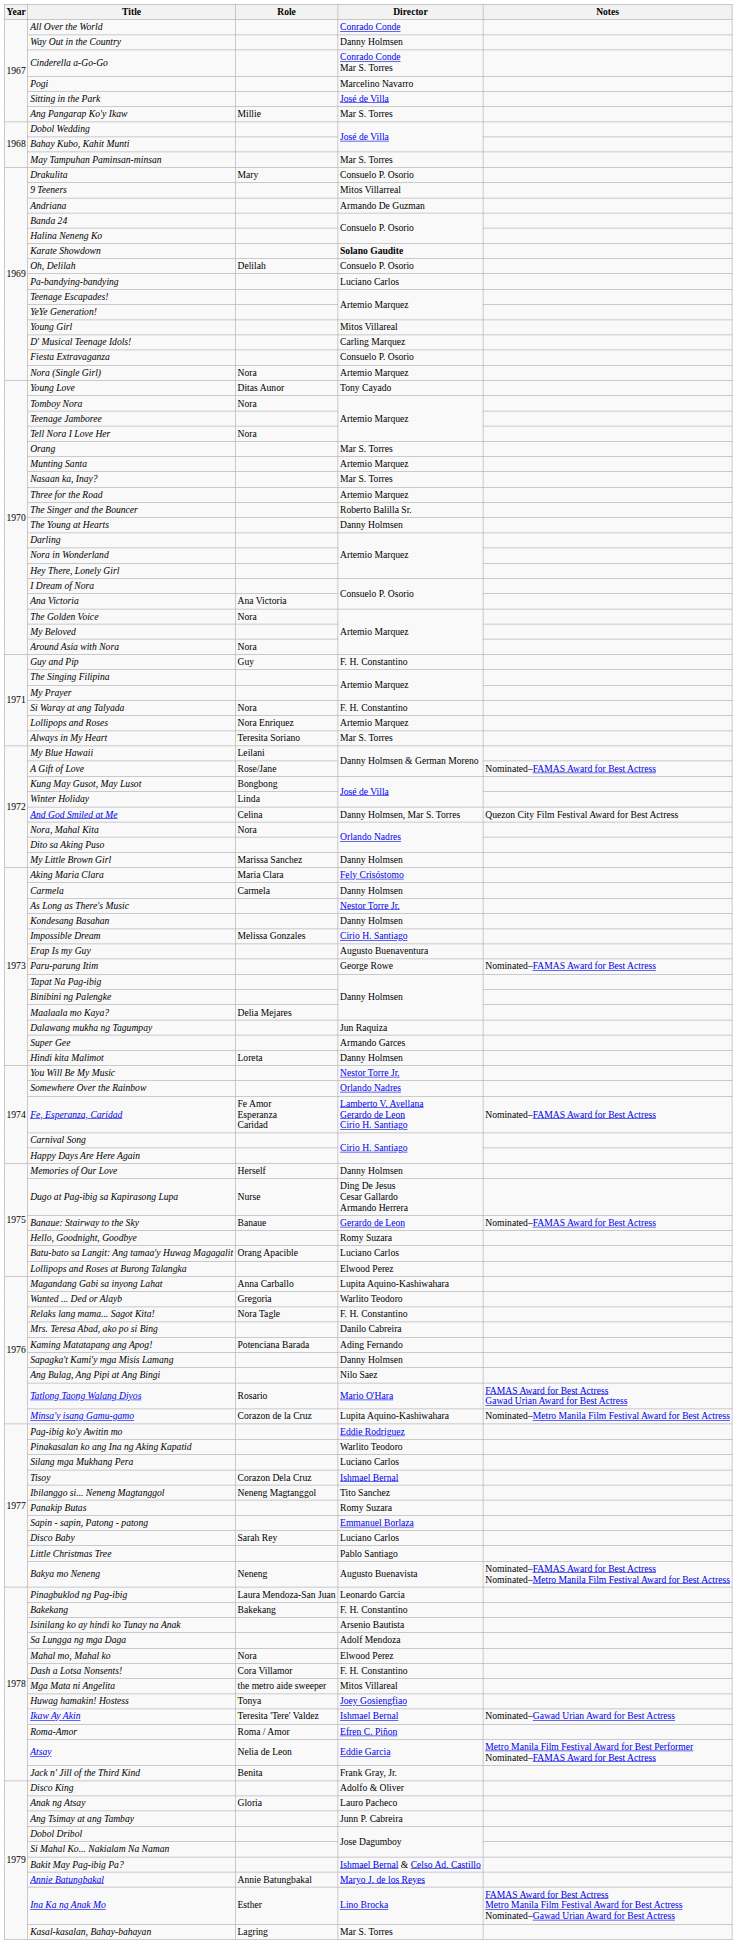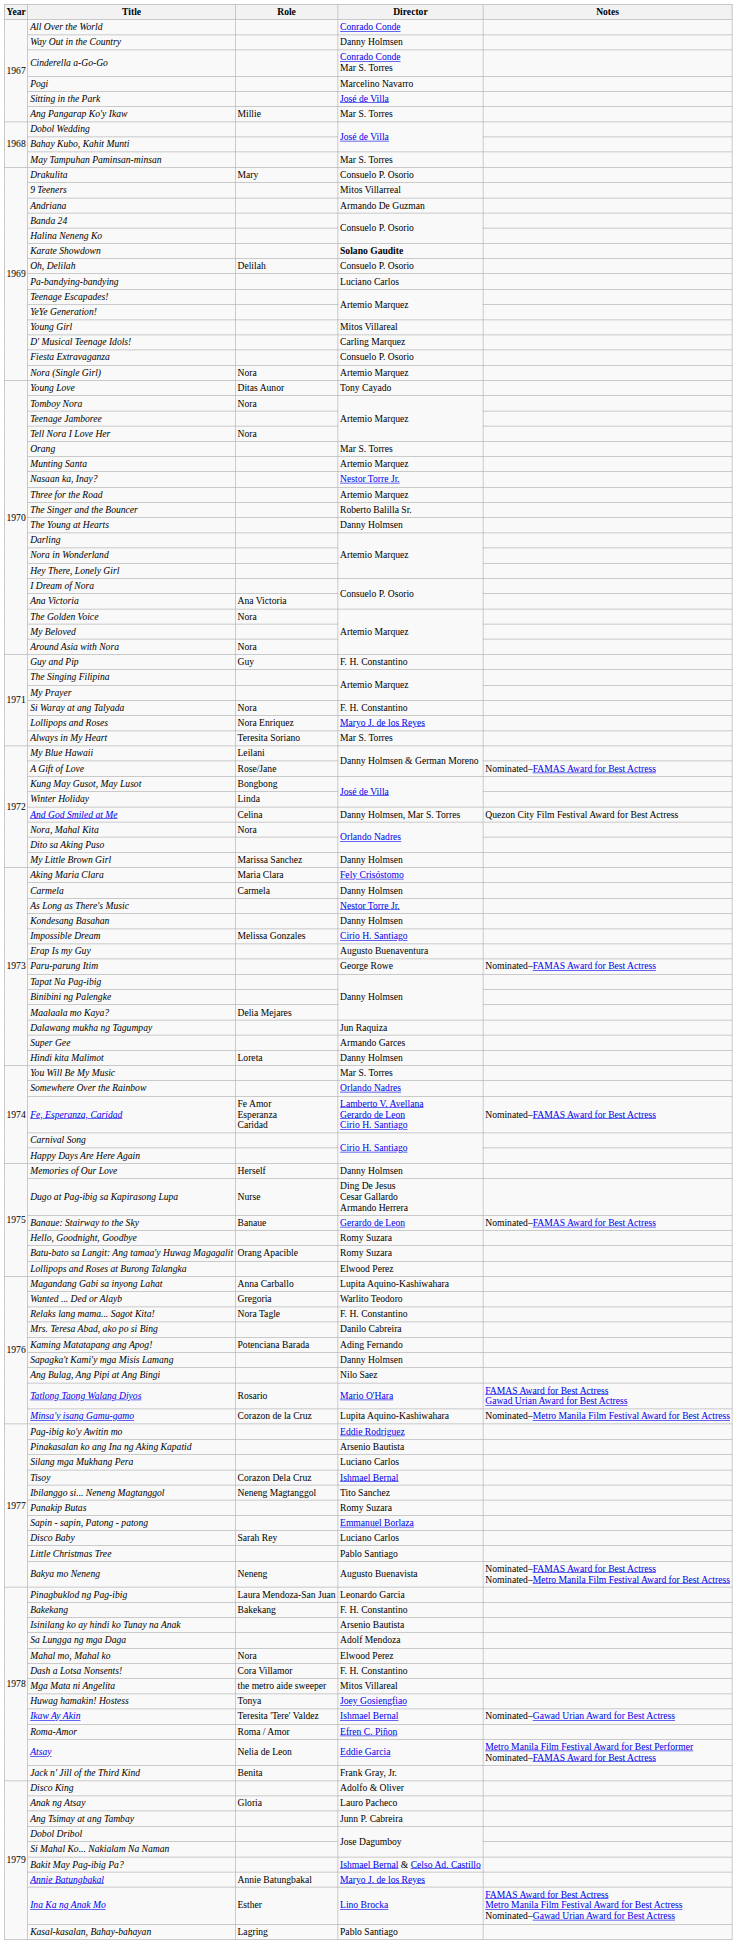(366, 479) Mar S. Torres -> (370, 479) Nestor Torre Jr.
(374, 723) Artemio Marquez -> (383, 723) Maryo J. de los Reyes
(370, 1073) Nestor Torre Jr. -> (366, 1073) Mar S. Torres
(369, 1253) Luciano Carlos -> (366, 1253) Romy Suzara
(371, 1447) Warlito Teodoro -> (372, 1447) Arsenio Bautista
(366, 1931) Mar S. Torres -> (369, 1931) Pablo Santiago
